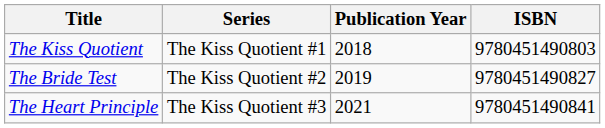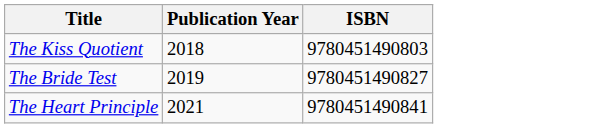- column: (247, 19)
